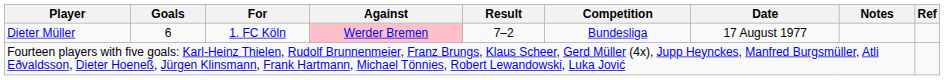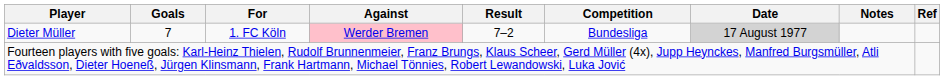(168, 33) 6 -> (168, 33) 7
(765, 33) no background -> (765, 33) lightgrey background
